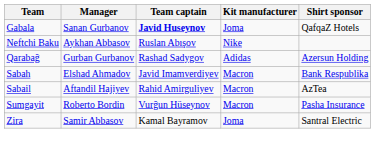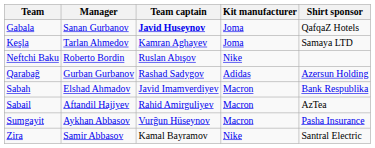+ row: (18, 43)
(97, 43) Aykhan Abbasov -> (94, 58) Roberto Bordin
(94, 105) Roberto Bordin -> (97, 120) Aykhan Abbasov
(233, 120) Joma -> (233, 136) Nike
